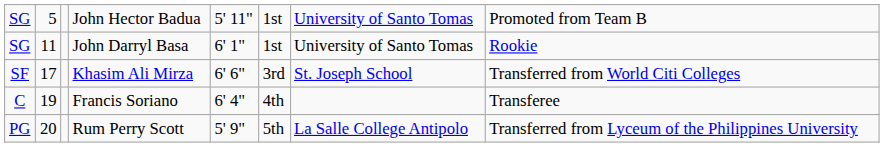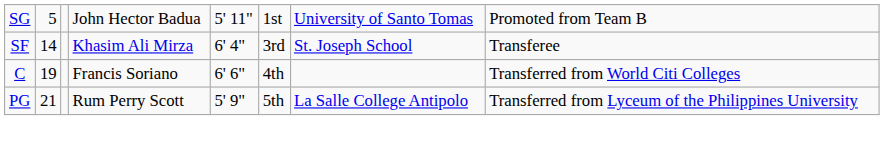- row: (20, 46)
(48, 73) 17 -> (48, 46) 14
(230, 73) 6' 6" -> (230, 46) 6' 4"
(615, 73) Transferred from World Citi Colleges -> (525, 46) Transferee
(230, 101) 6' 4" -> (230, 73) 6' 6"
(525, 101) Transferee -> (615, 73) Transferred from World Citi Colleges
(48, 128) 20 -> (48, 101) 21
